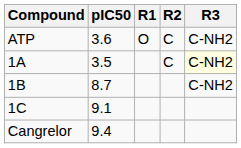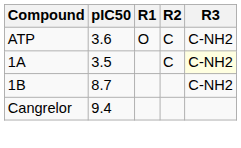- row: (17, 108)
